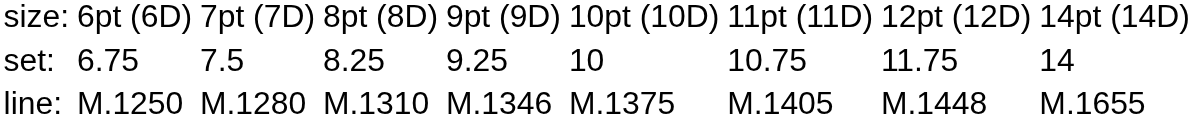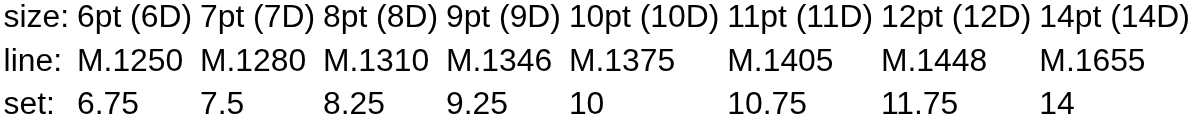rows swapped: (29, 60) <-> (33, 103)
